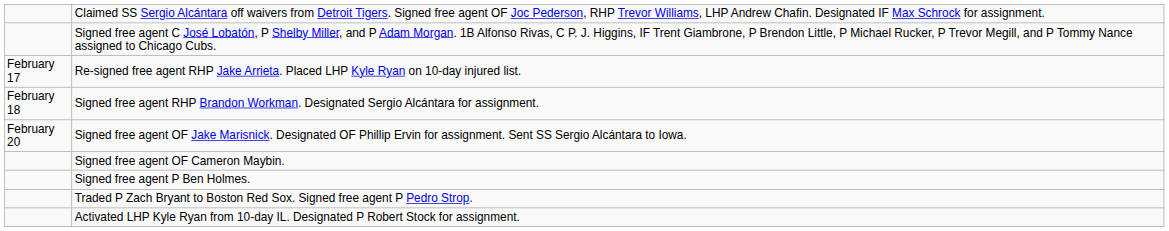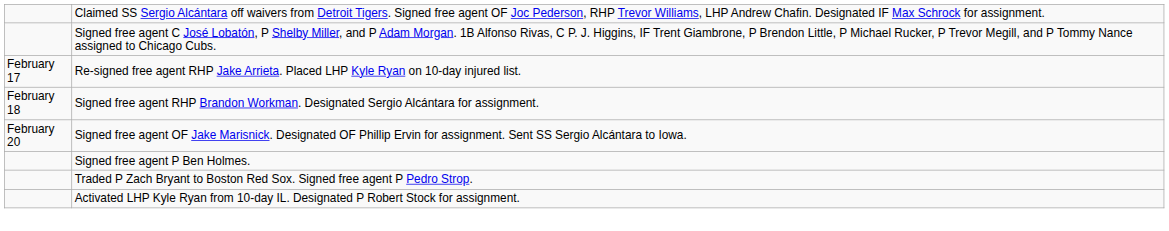- row: (180, 161)
